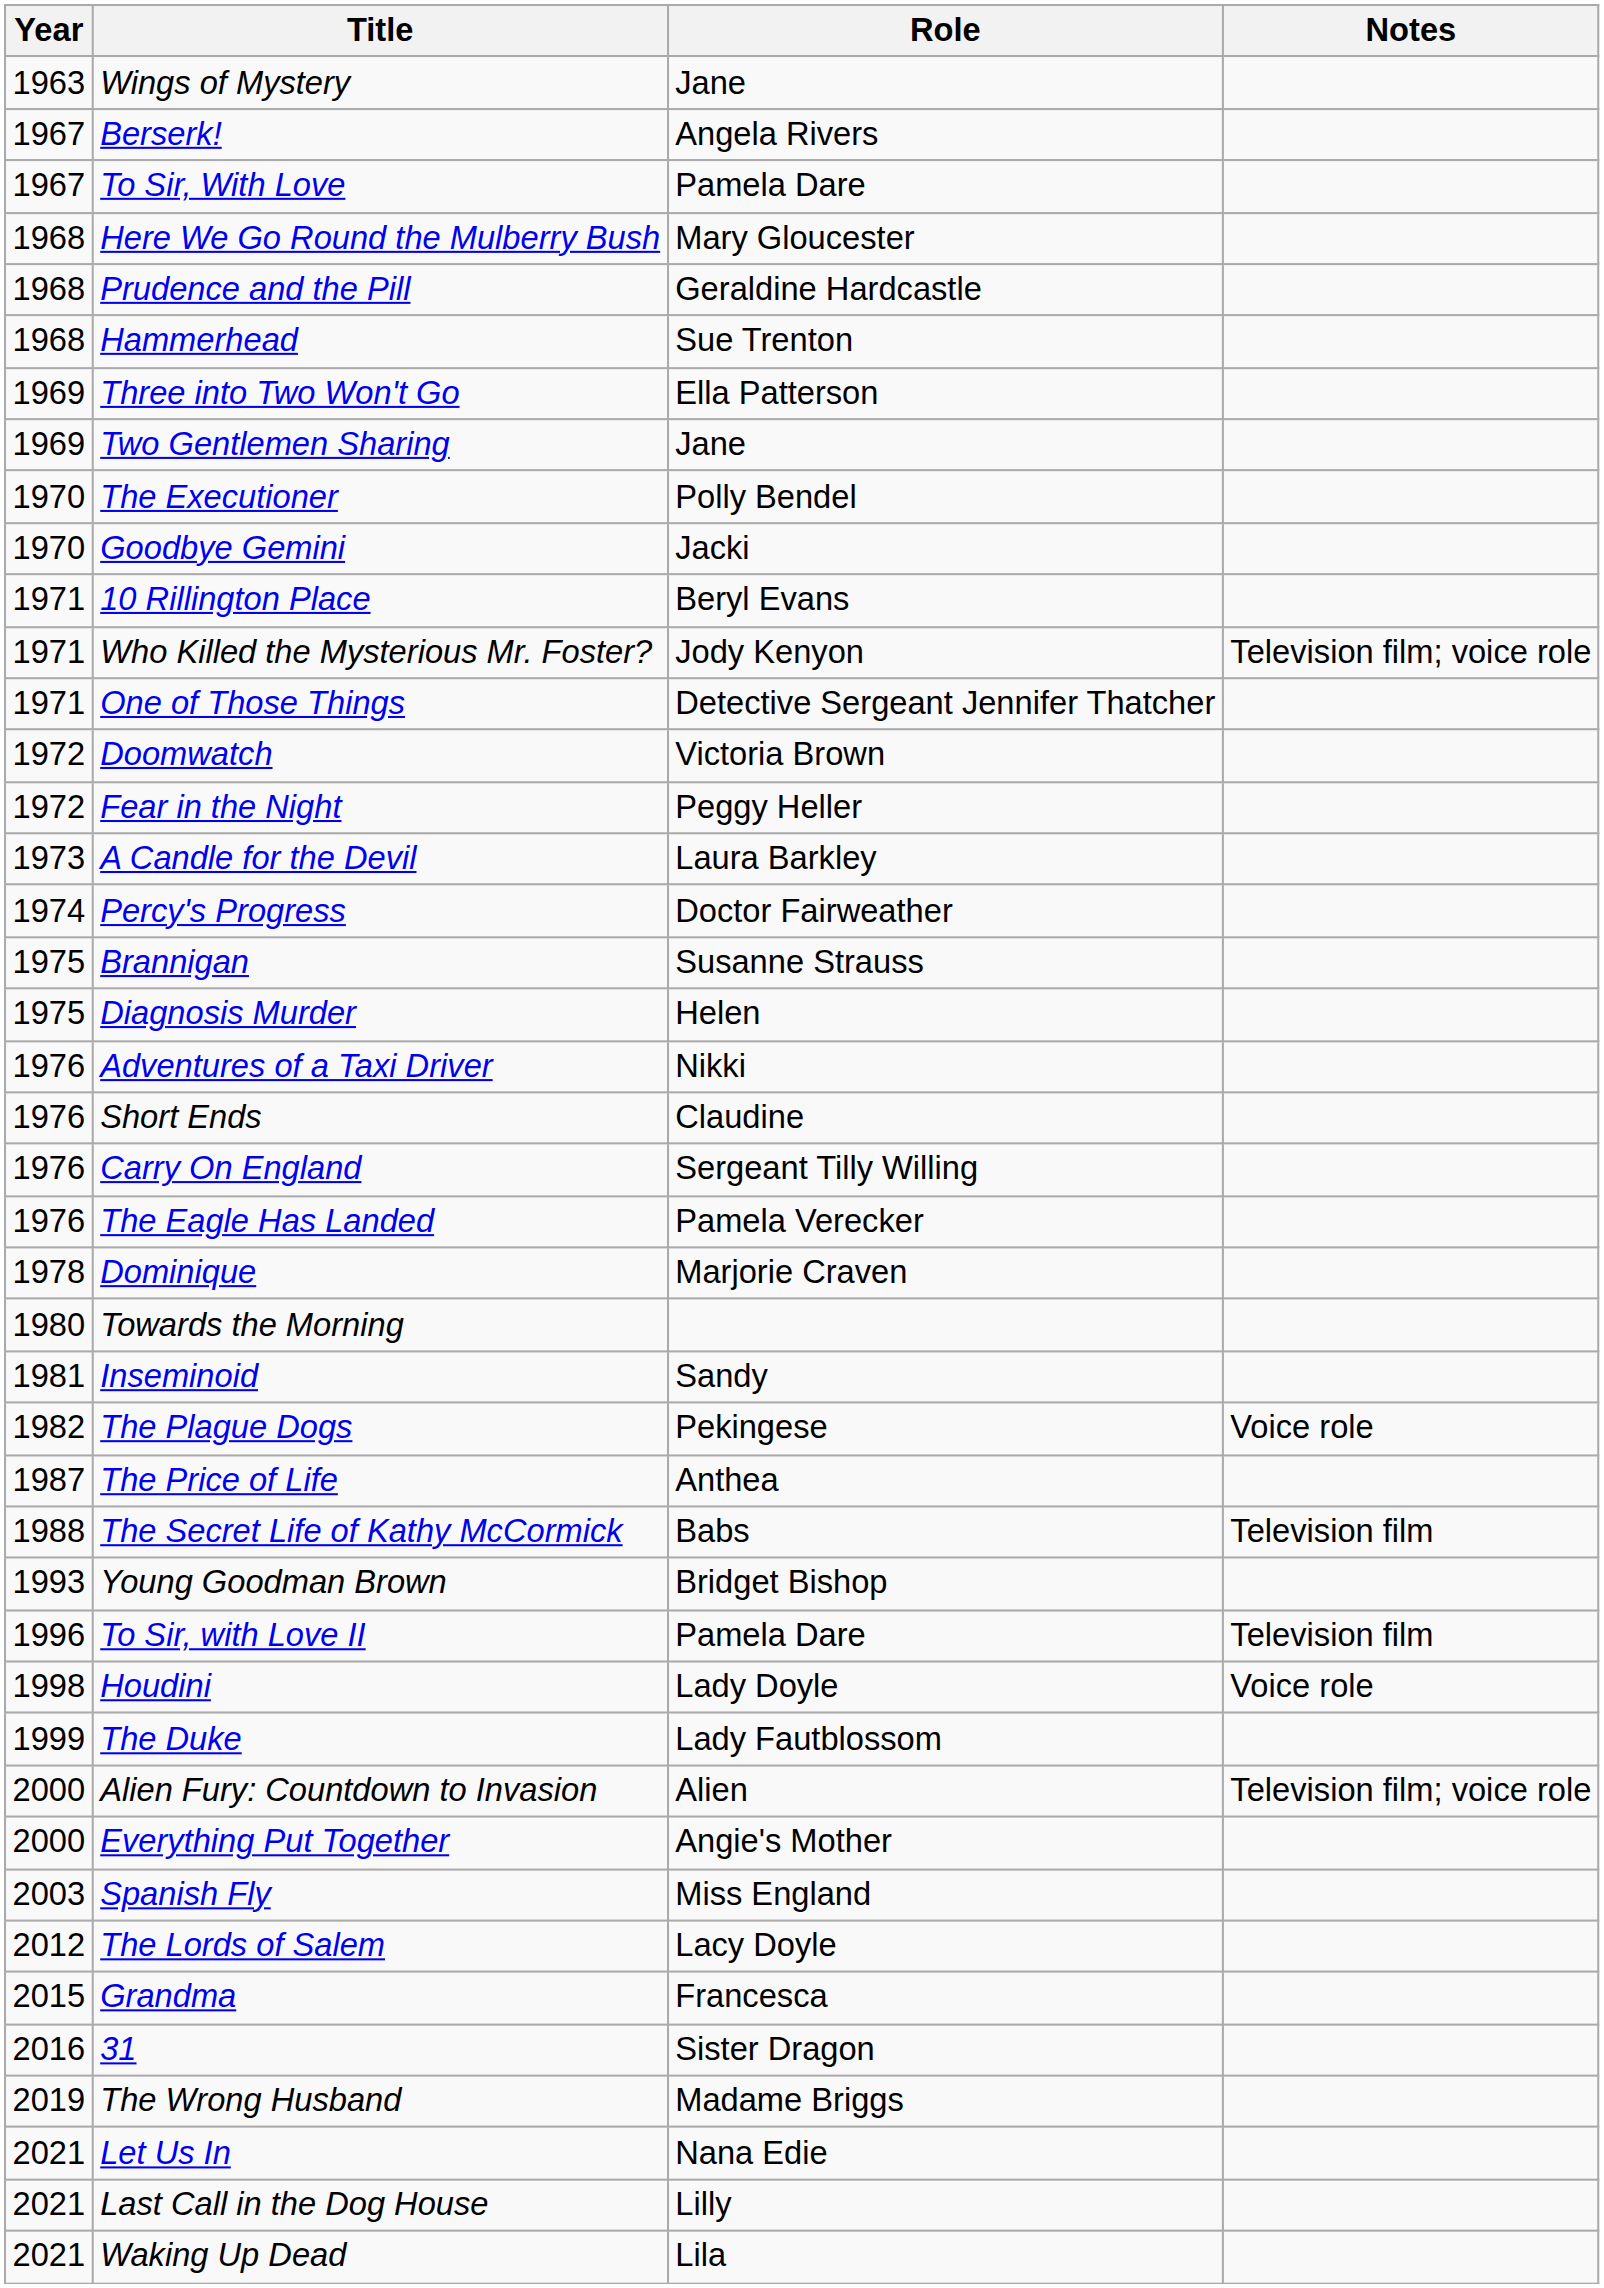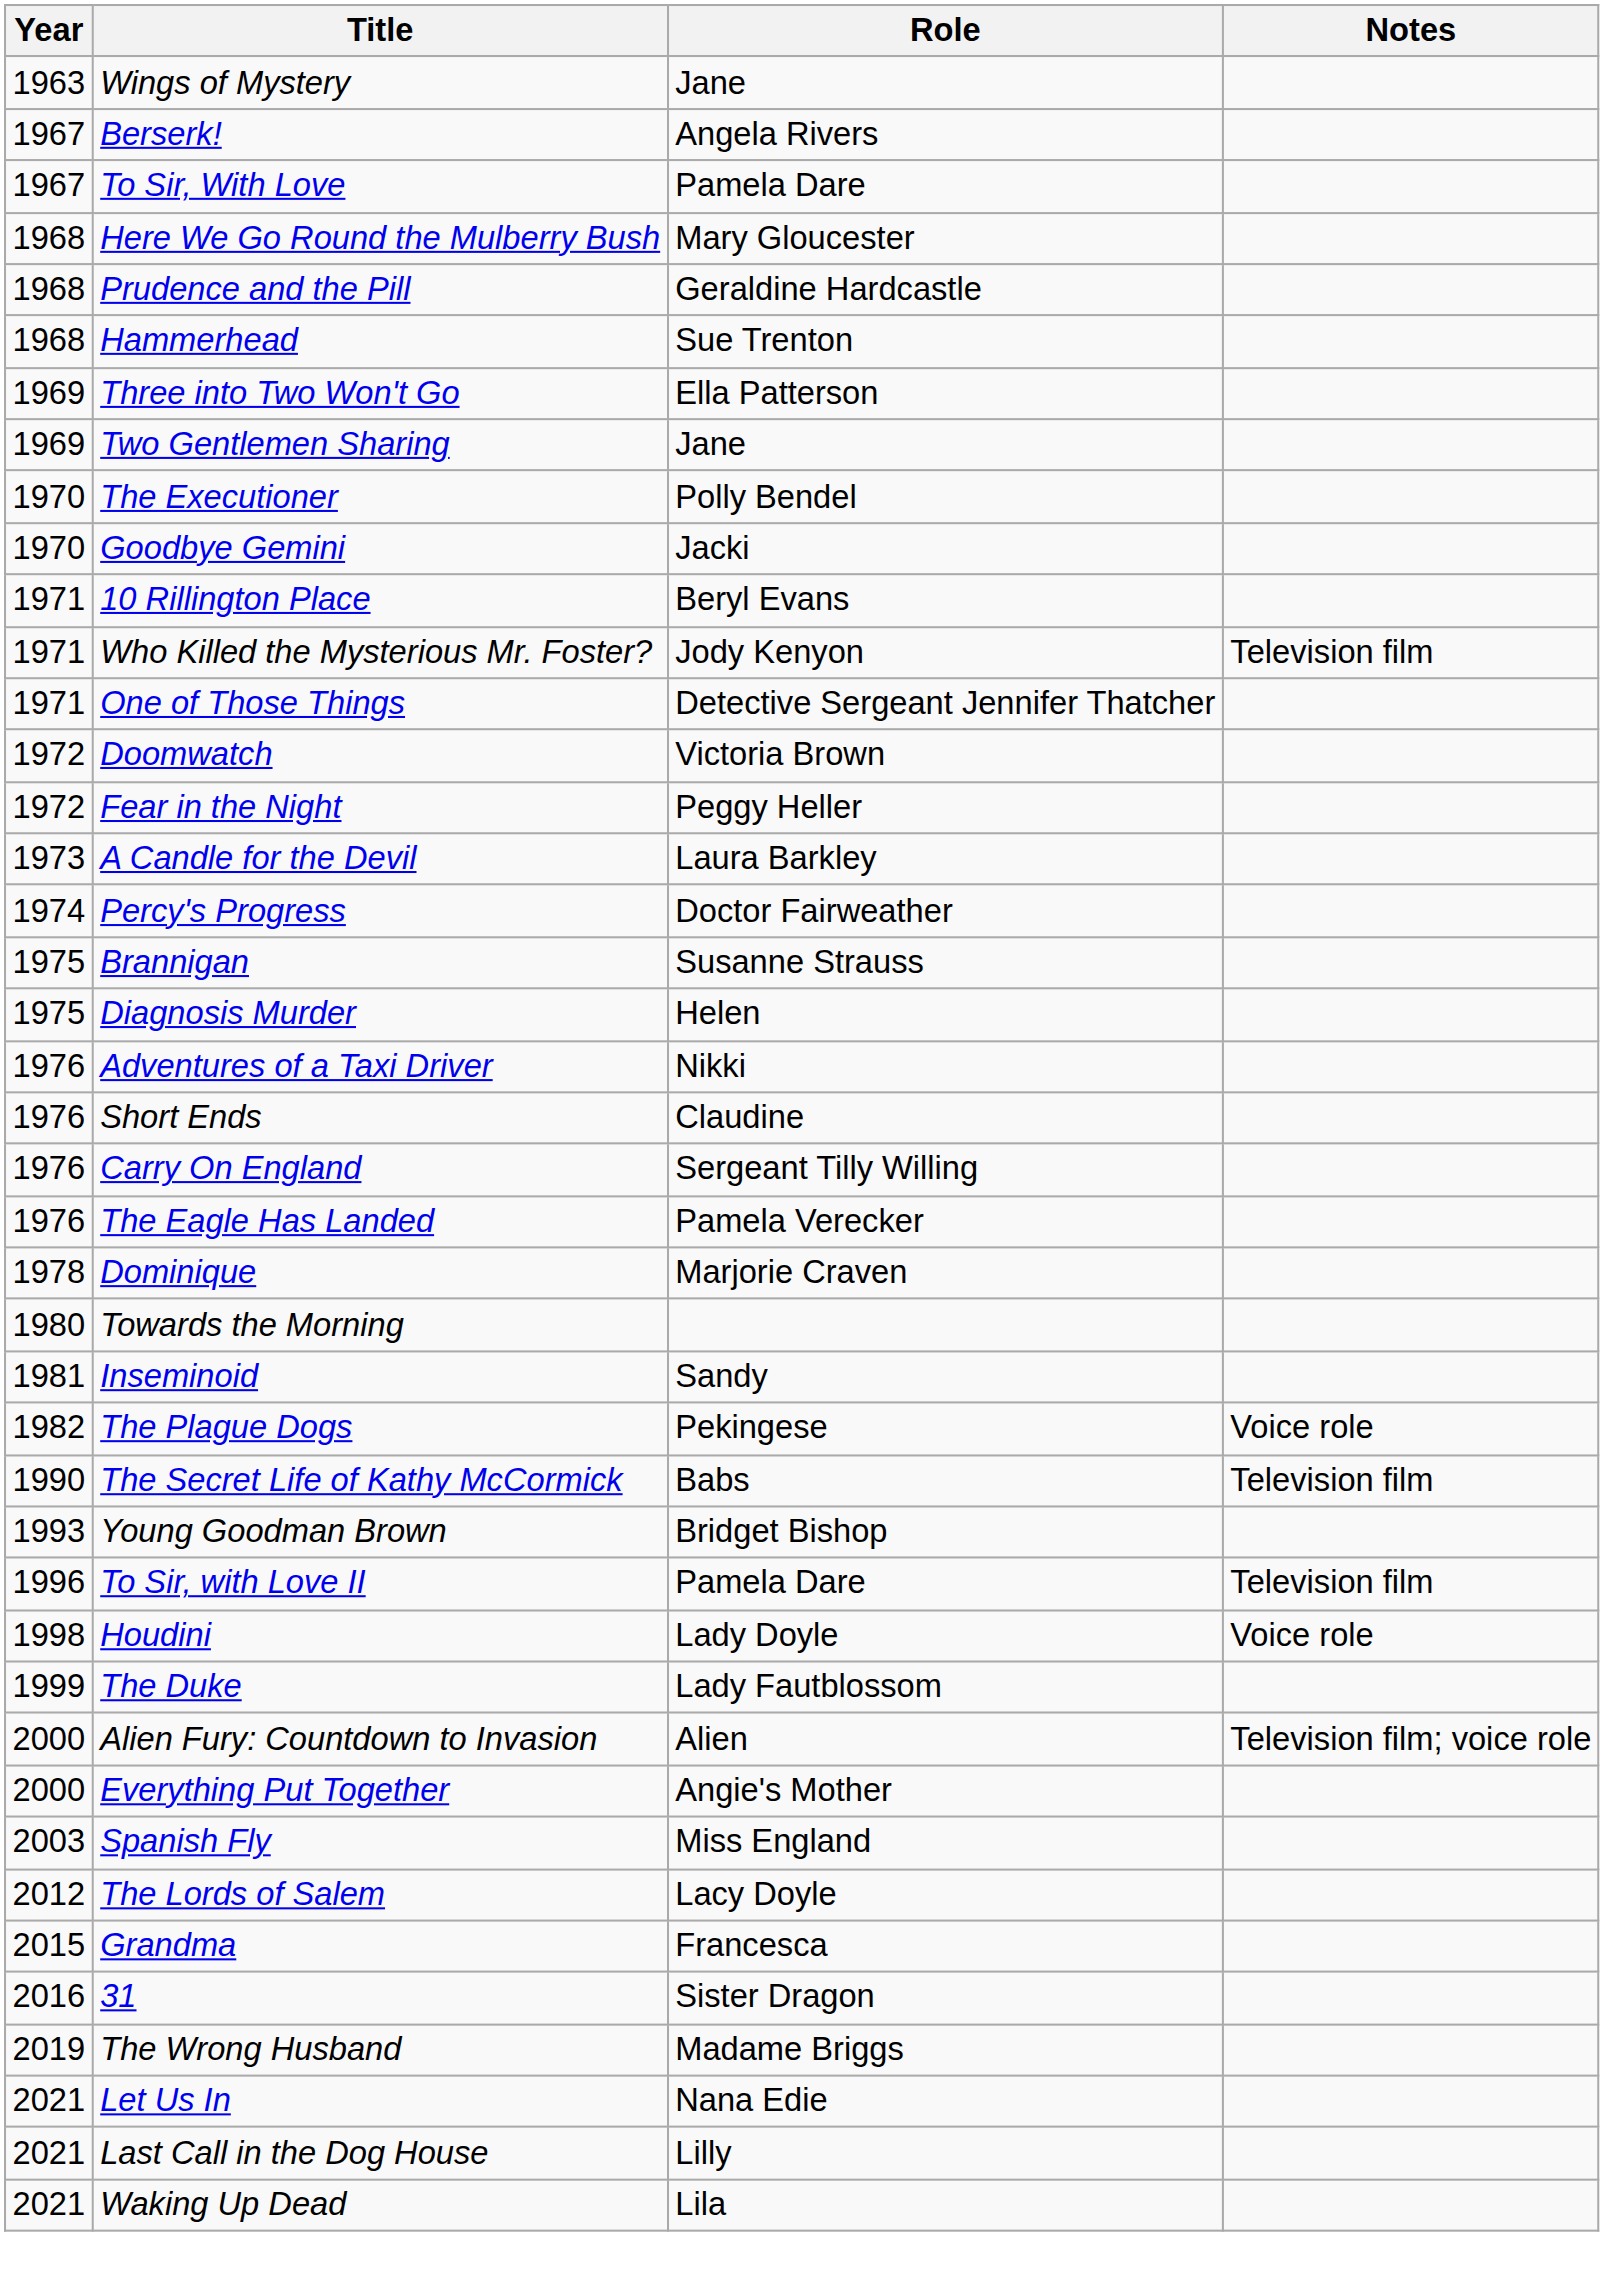(1411, 651) Television film; voice role -> (1332, 651) Television film
- row: (219, 1479)
(49, 1531) 1988 -> (49, 1479) 1990
